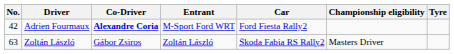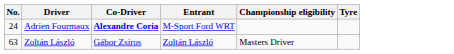- column: (282, 11)
(13, 26) 42 -> (13, 26) 24
